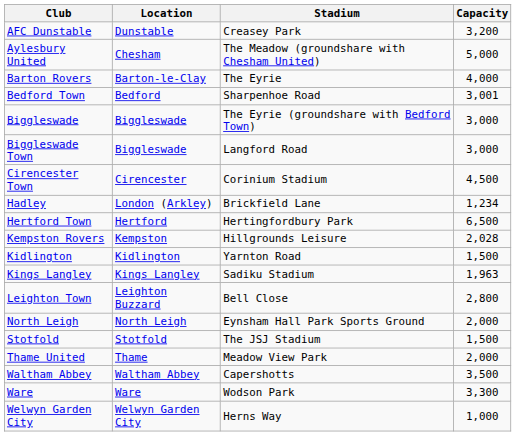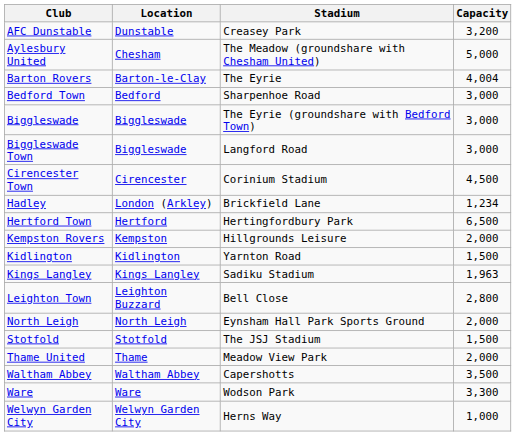(482, 78) 4,000 -> (482, 78) 4,004
(482, 96) 3,001 -> (482, 96) 3,000
(482, 239) 2,028 -> (482, 239) 2,000
